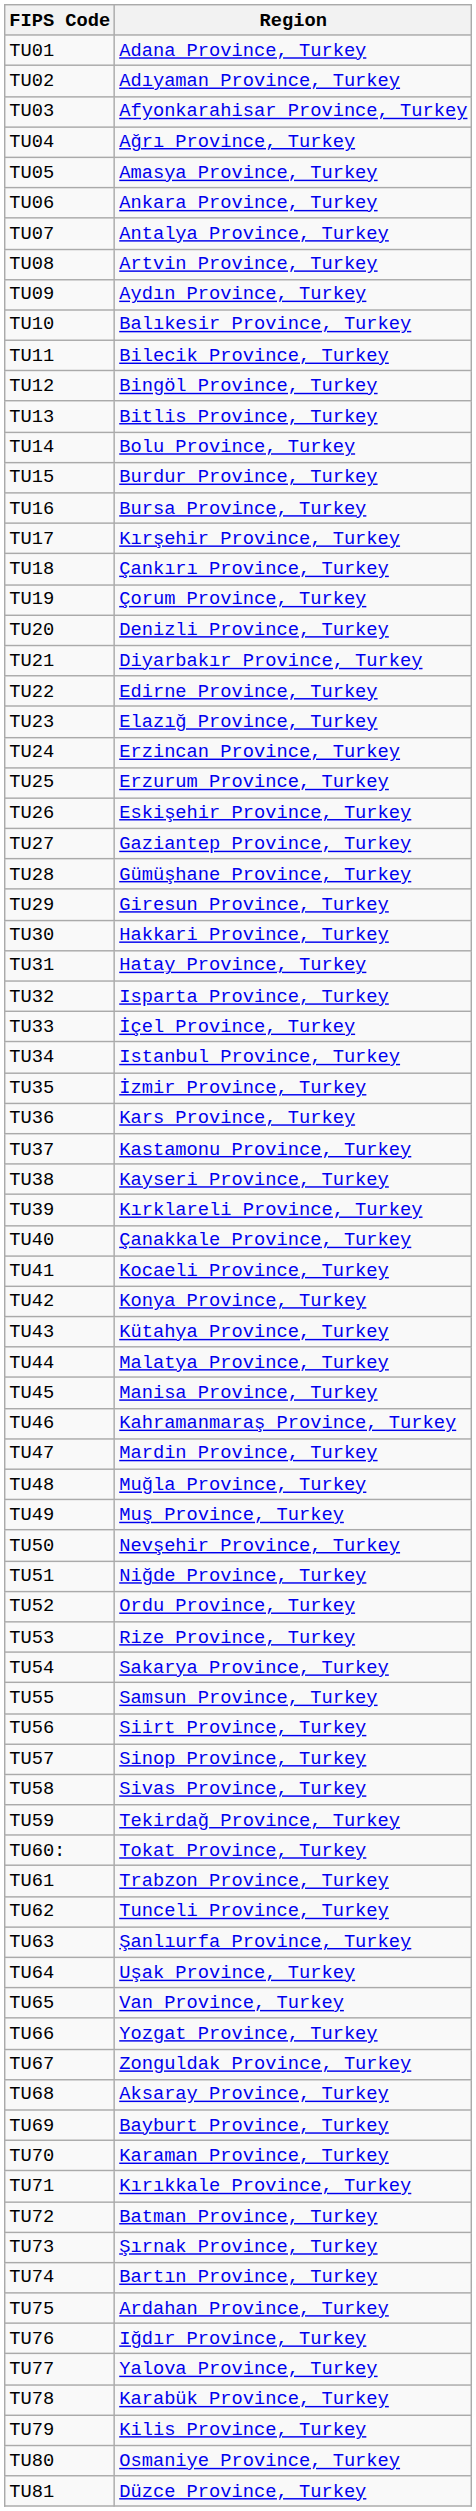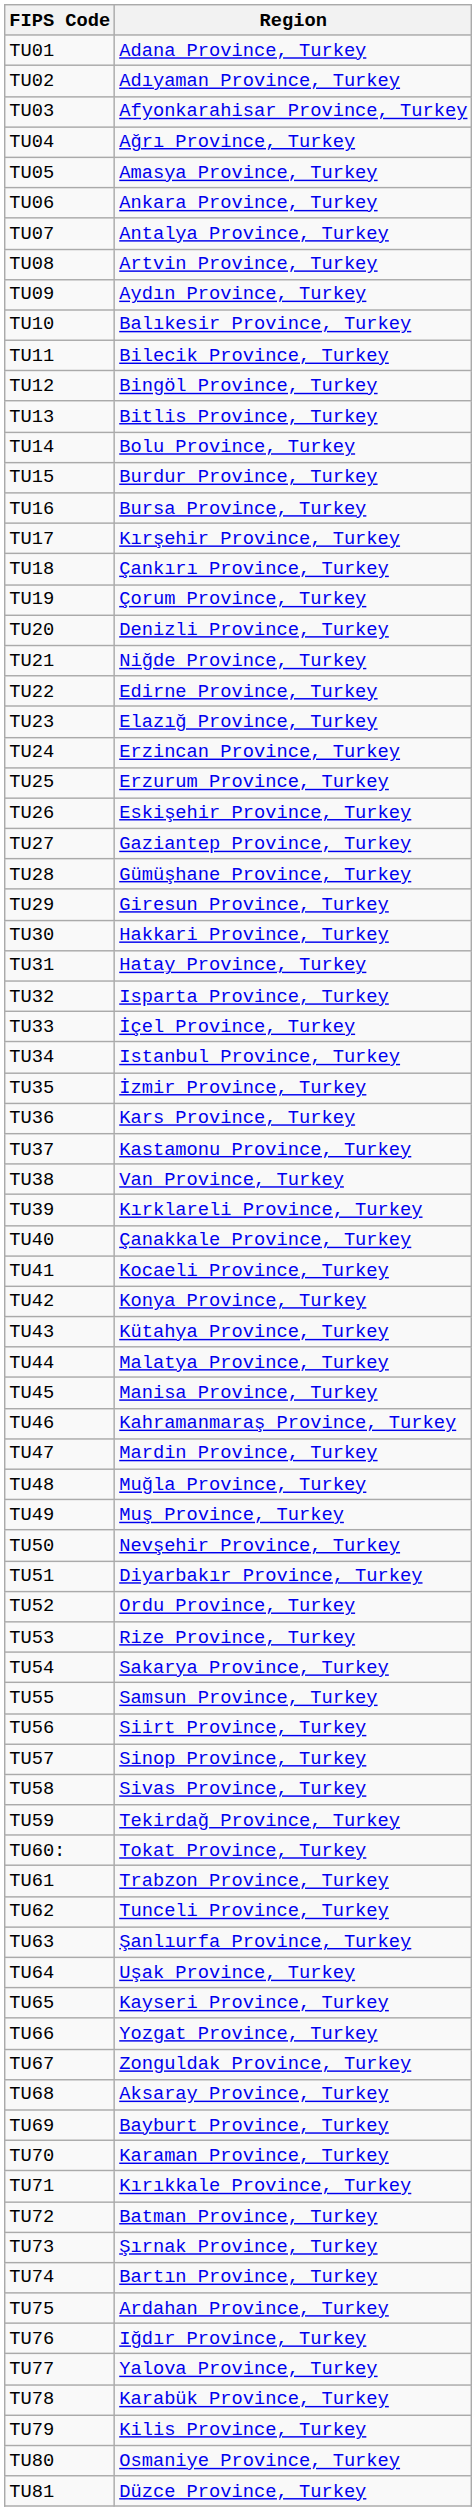(271, 661) Diyarbakır Province, Turkey -> (243, 661) Niğde Province, Turkey
(254, 1179) Kayseri Province, Turkey -> (232, 1179) Van Province, Turkey
(243, 1576) Niğde Province, Turkey -> (271, 1576) Diyarbakır Province, Turkey
(232, 2003) Van Province, Turkey -> (254, 2003) Kayseri Province, Turkey
